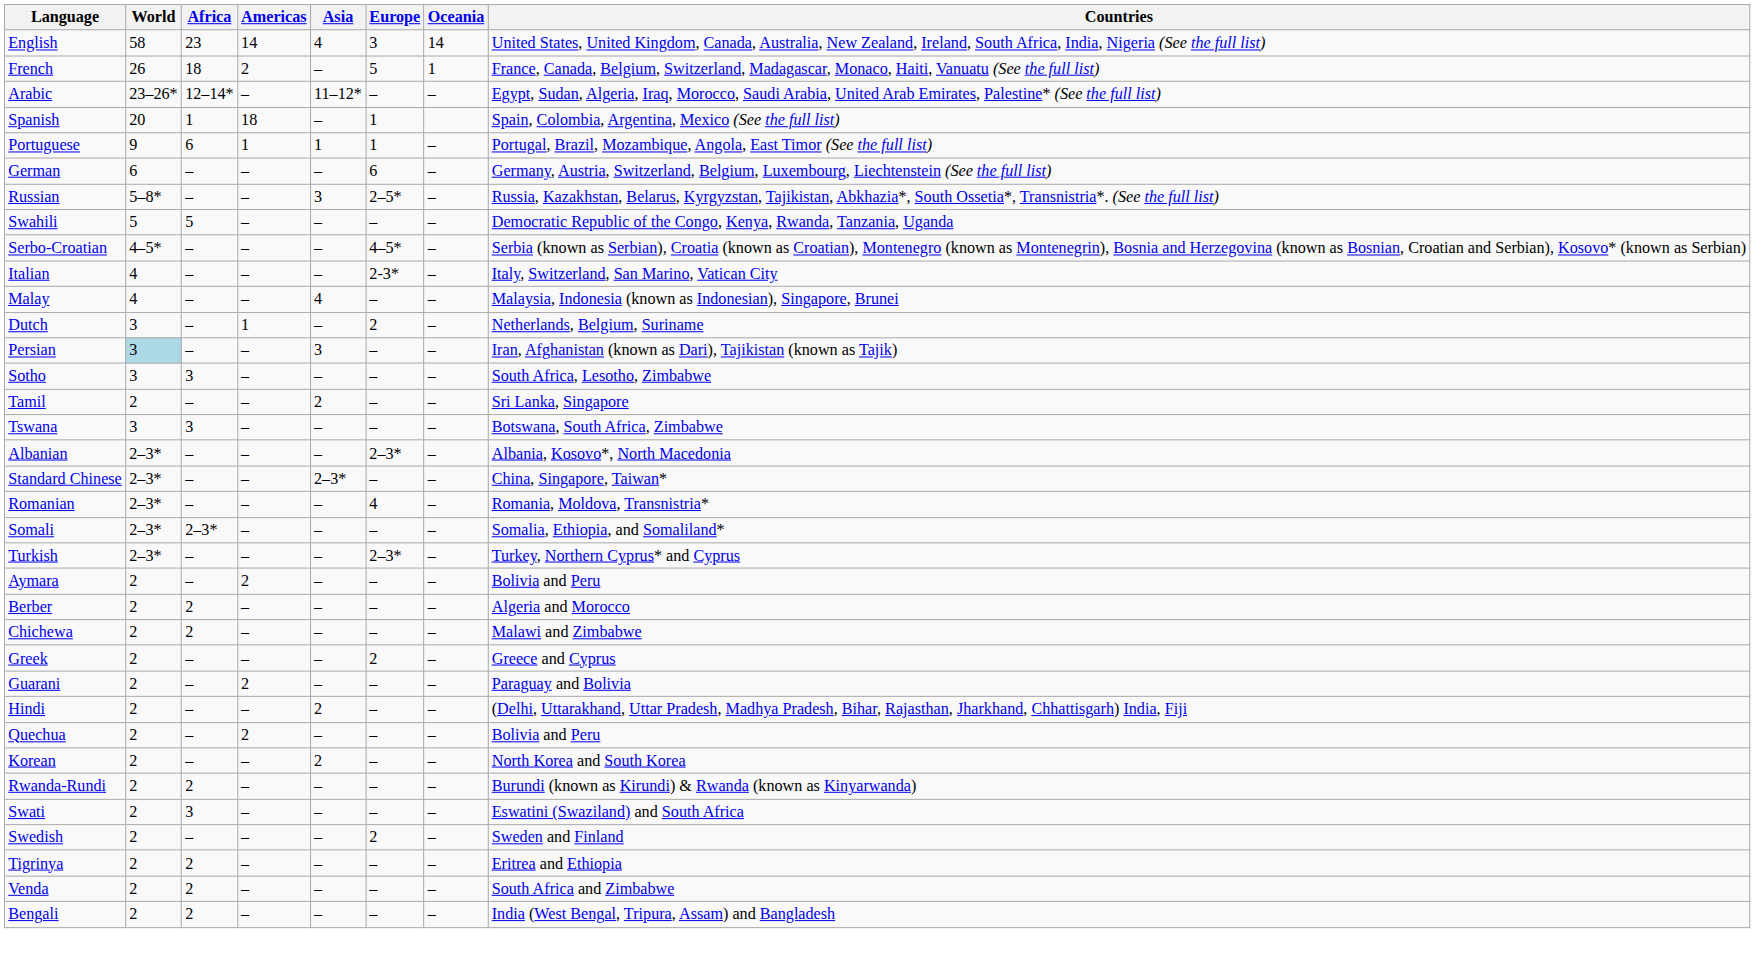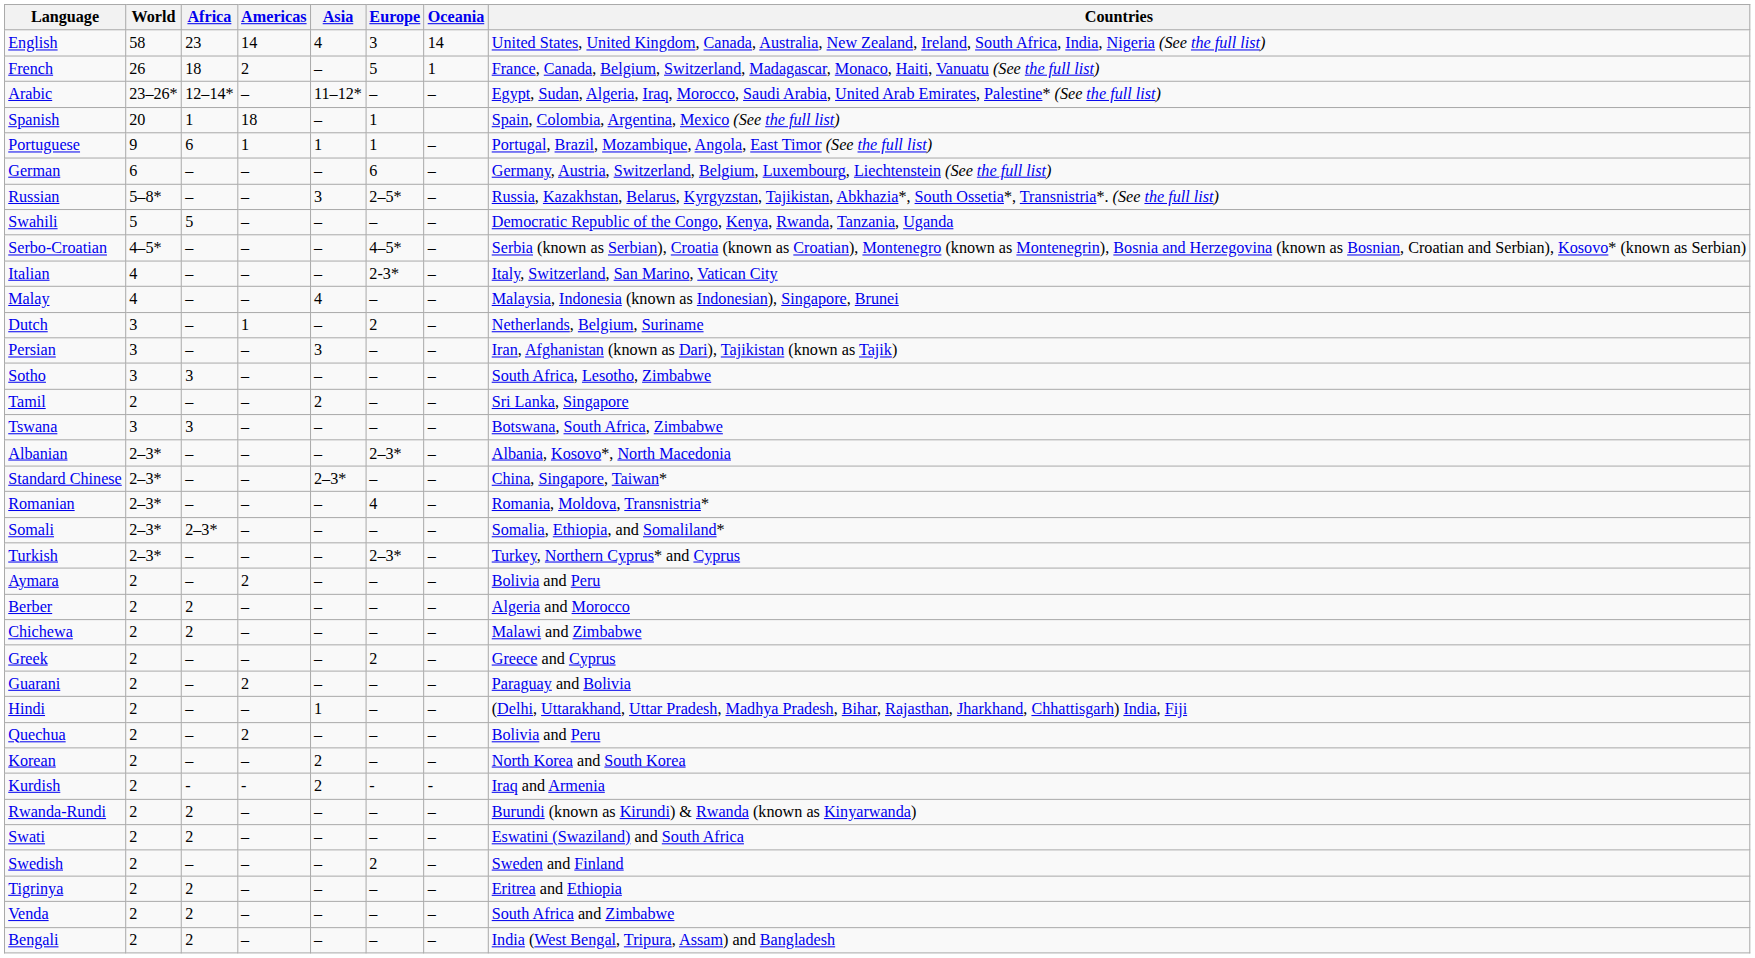(133, 350) lightblue background -> (133, 350) no background
(318, 709) 2 -> (318, 709) 1
+ row: (34, 786)
(189, 811) 3 -> (189, 837) 2
